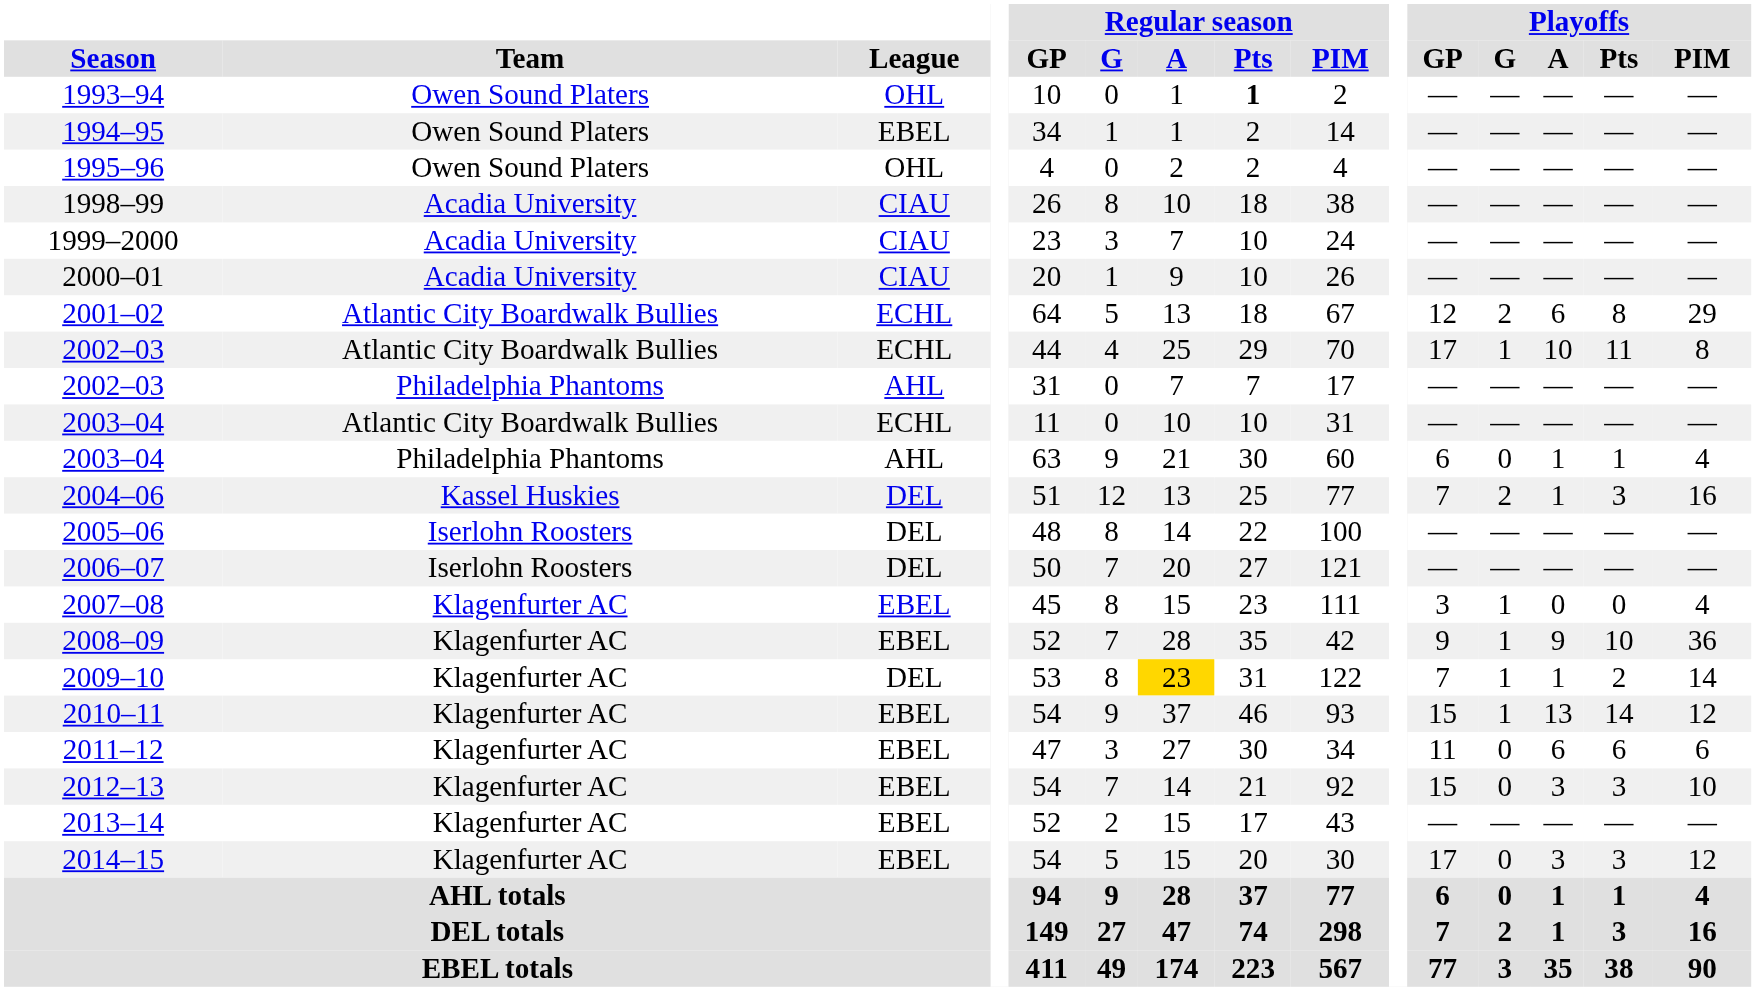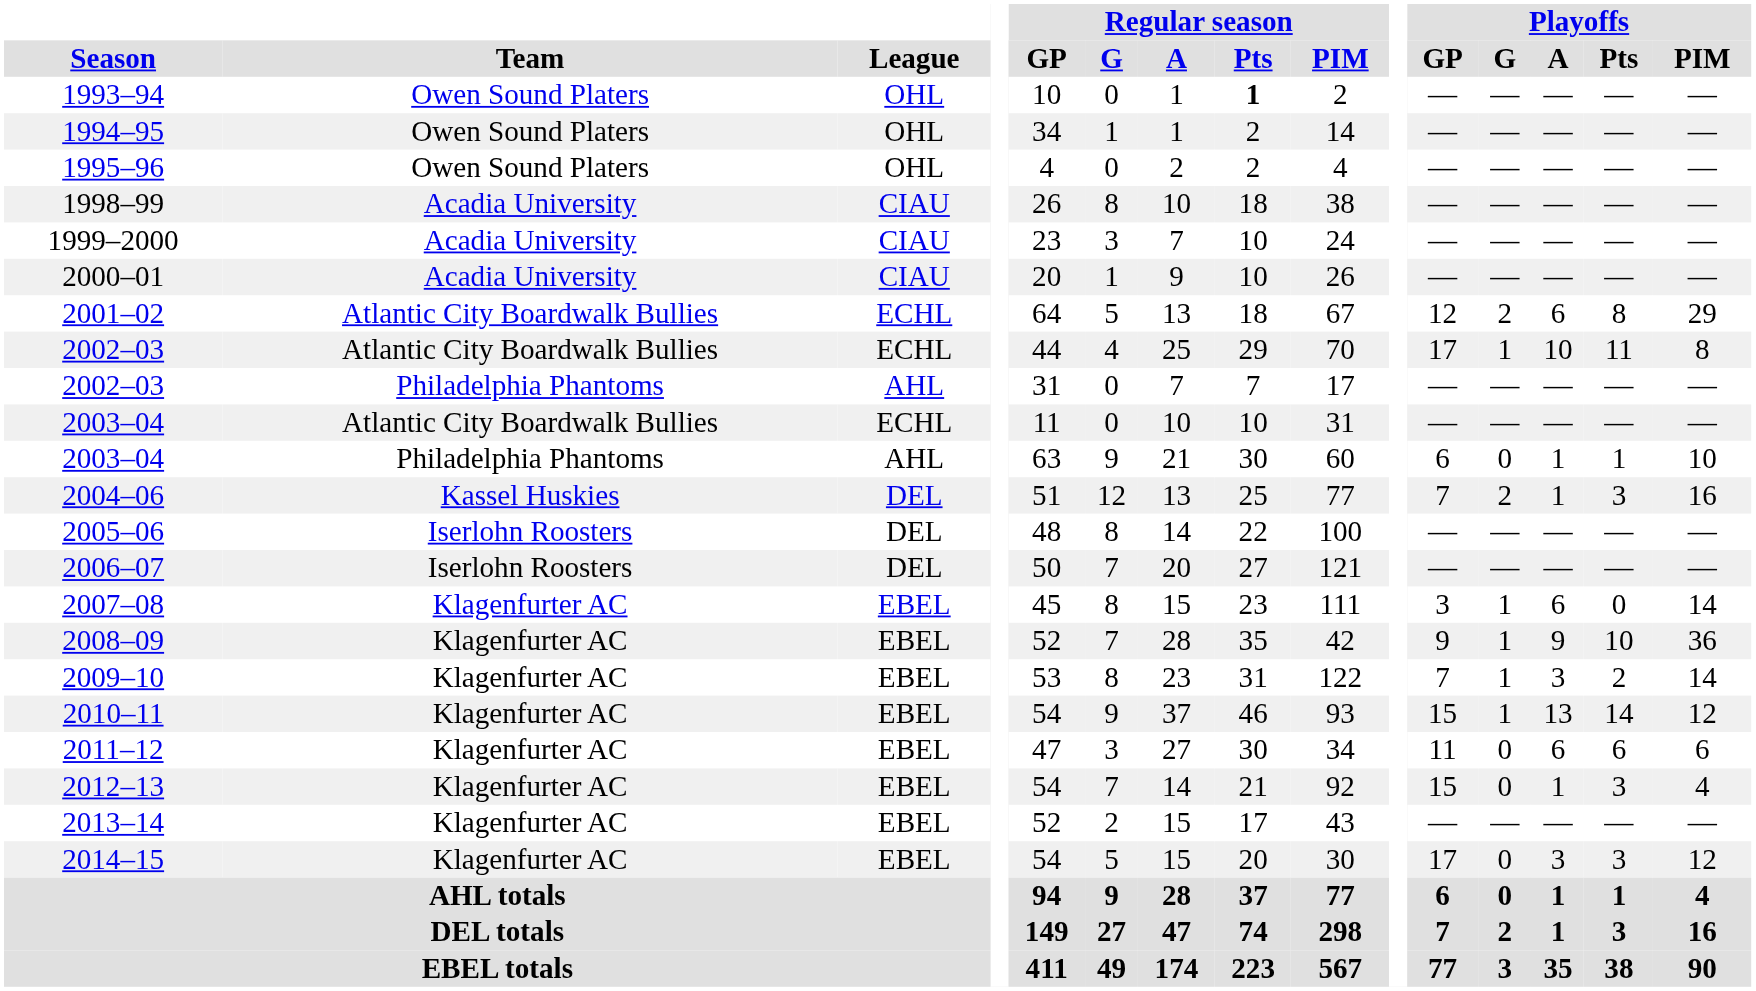(914, 130) EBEL -> (914, 130) OHL
(1702, 458) 4 -> (1702, 458) 10
(1558, 604) 0 -> (1558, 604) 6
(1702, 604) 4 -> (1702, 604) 14
(914, 676) DEL -> (914, 676) EBEL
(1176, 676) gold background -> (1176, 676) no background
(1558, 676) 1 -> (1558, 676) 3
(1558, 786) 3 -> (1558, 786) 1
(1702, 786) 10 -> (1702, 786) 4
